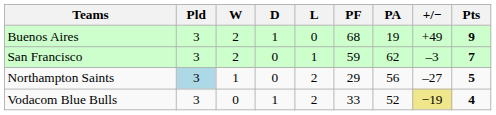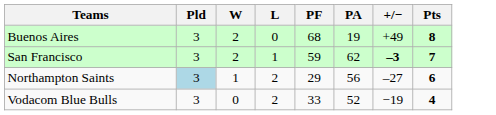- column: (275, 15)
(471, 36) 9 -> (432, 36) 8
(432, 57) normal -> (393, 57) bold
(471, 78) 5 -> (432, 78) 6
(432, 99) khaki background -> (393, 99) no background
